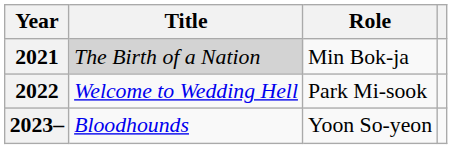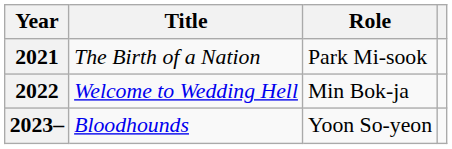(167, 56) lightgrey background -> (167, 56) no background
(358, 56) Min Bok-ja -> (368, 56) Park Mi-sook
(368, 90) Park Mi-sook -> (358, 90) Min Bok-ja
